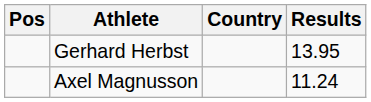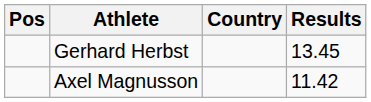(315, 50) 13.95 -> (315, 50) 13.45
(315, 81) 11.24 -> (315, 81) 11.42
